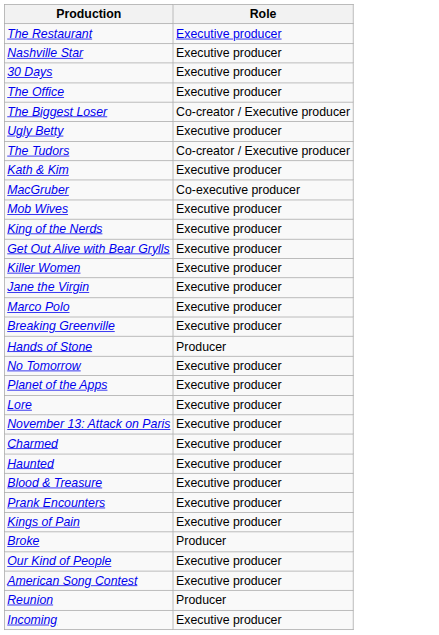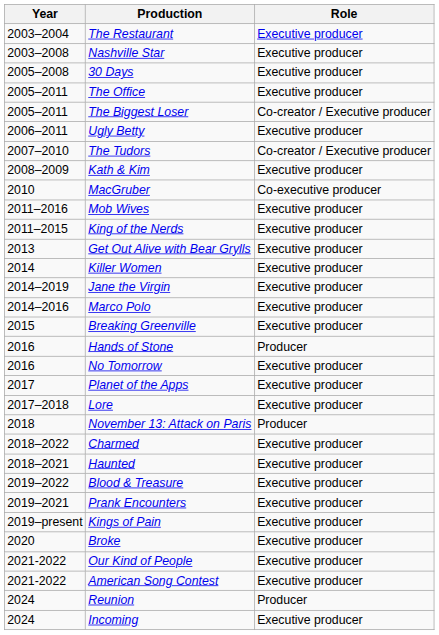+ column: (45, 14)
(229, 424) Executive producer -> (282, 424) Producer
(201, 541) Producer -> (310, 541) Executive producer
